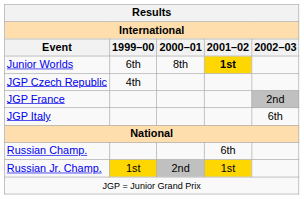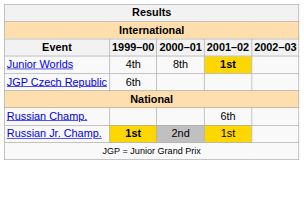(133, 64) 6th -> (133, 64) 4th
(133, 82) 4th -> (133, 82) 6th
- row: (36, 99)
- row: (29, 116)
(133, 168) normal -> (133, 133) bold
